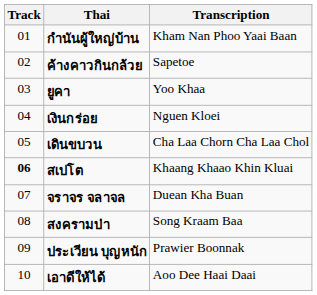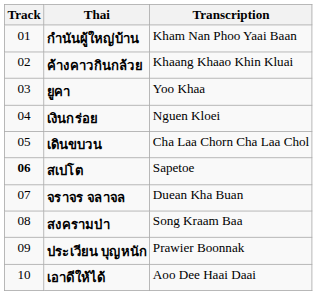(174, 62) Sapetoe -> (223, 62) Khaang Khaao Khin Kluai
(223, 168) Khaang Khaao Khin Kluai -> (174, 168) Sapetoe
